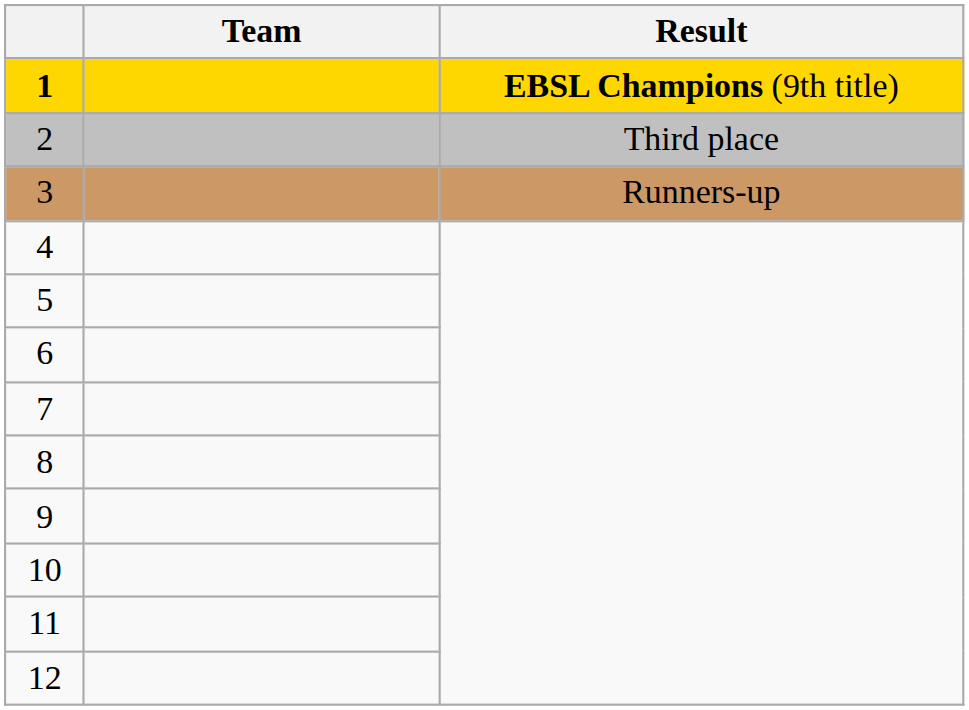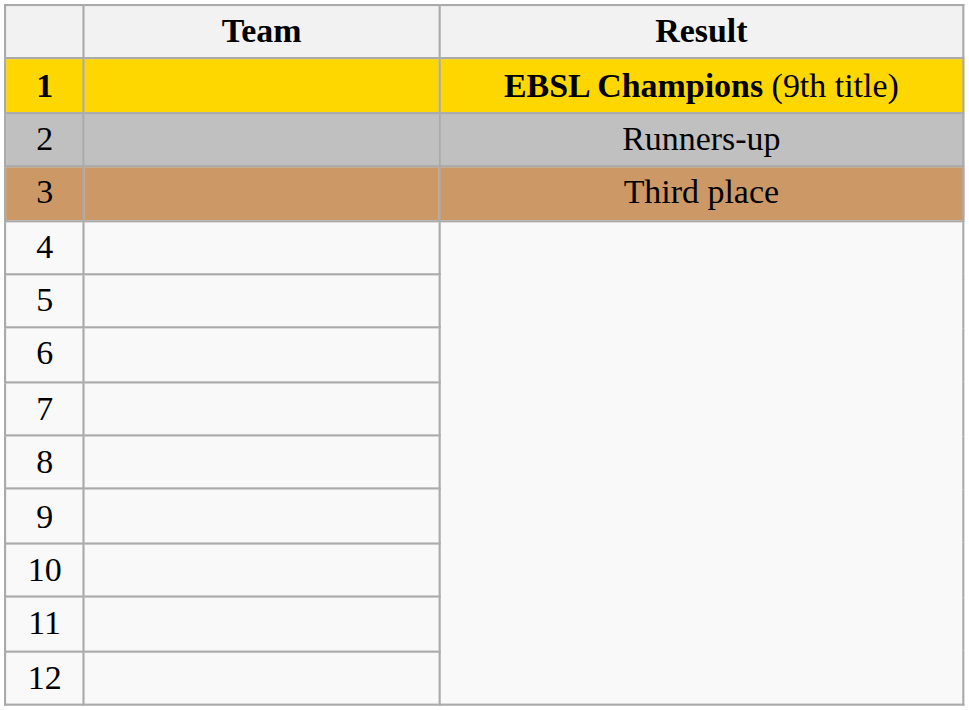(701, 138) Third place -> (701, 138) Runners-up
(701, 192) Runners-up -> (701, 192) Third place
